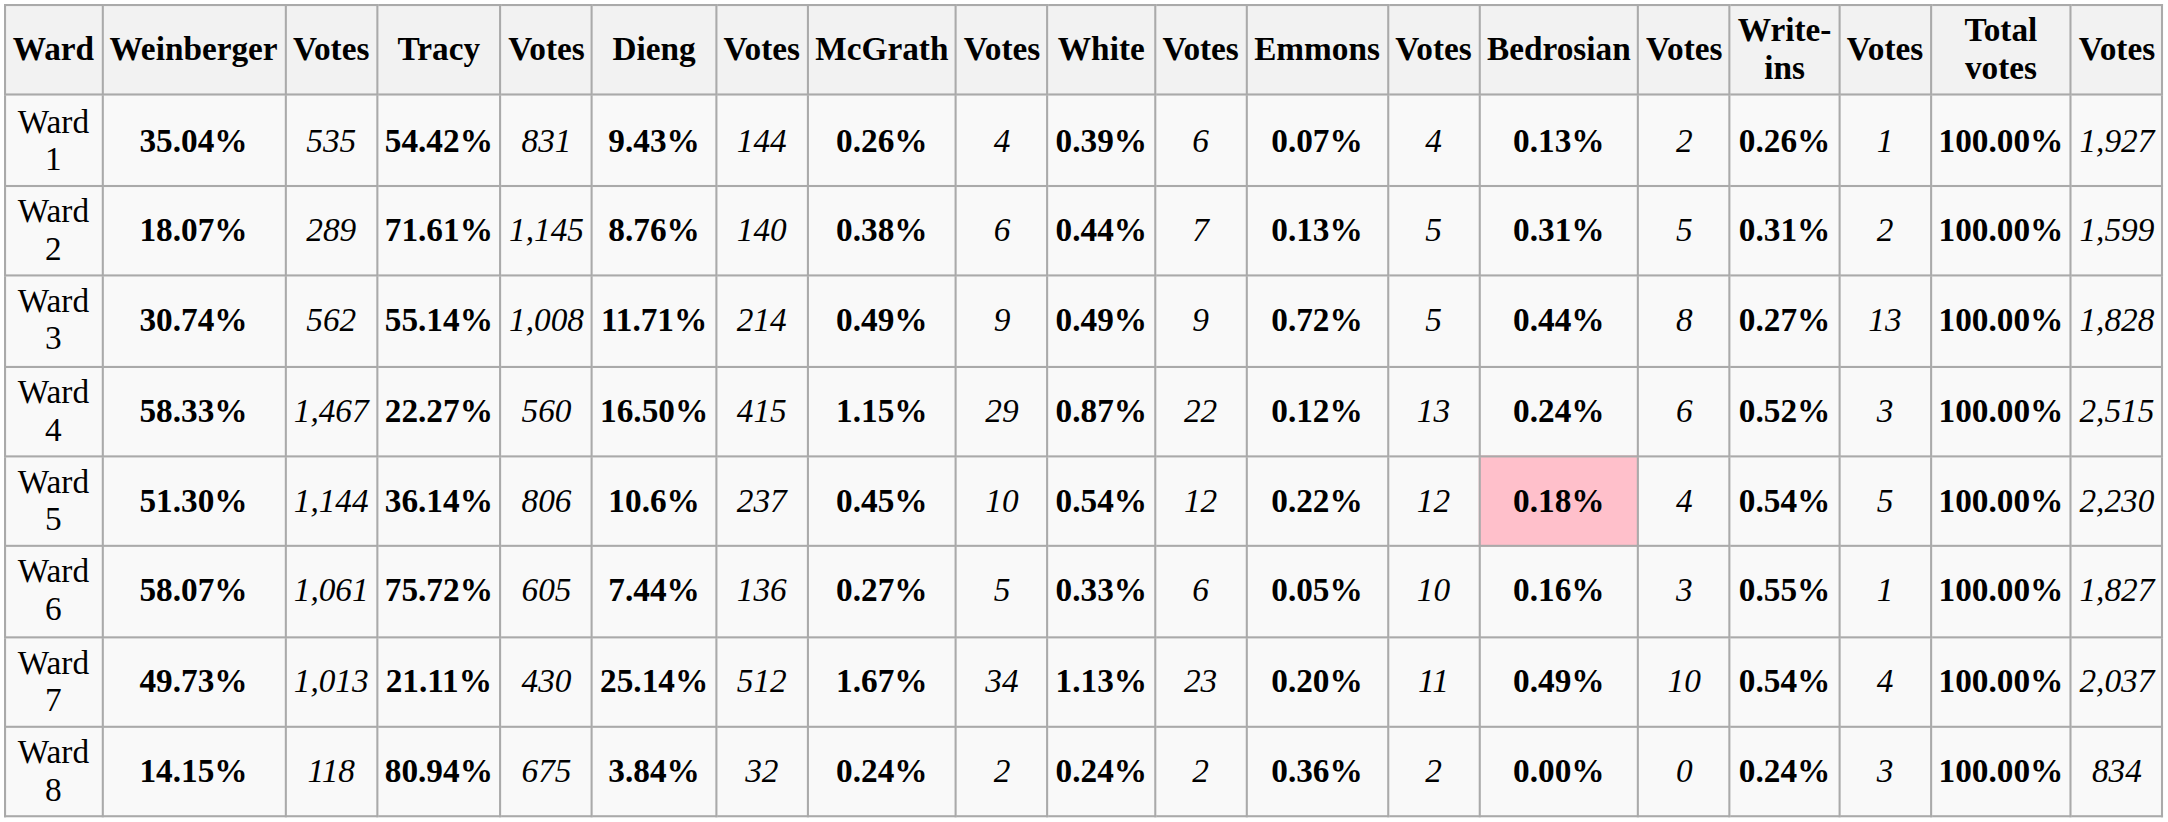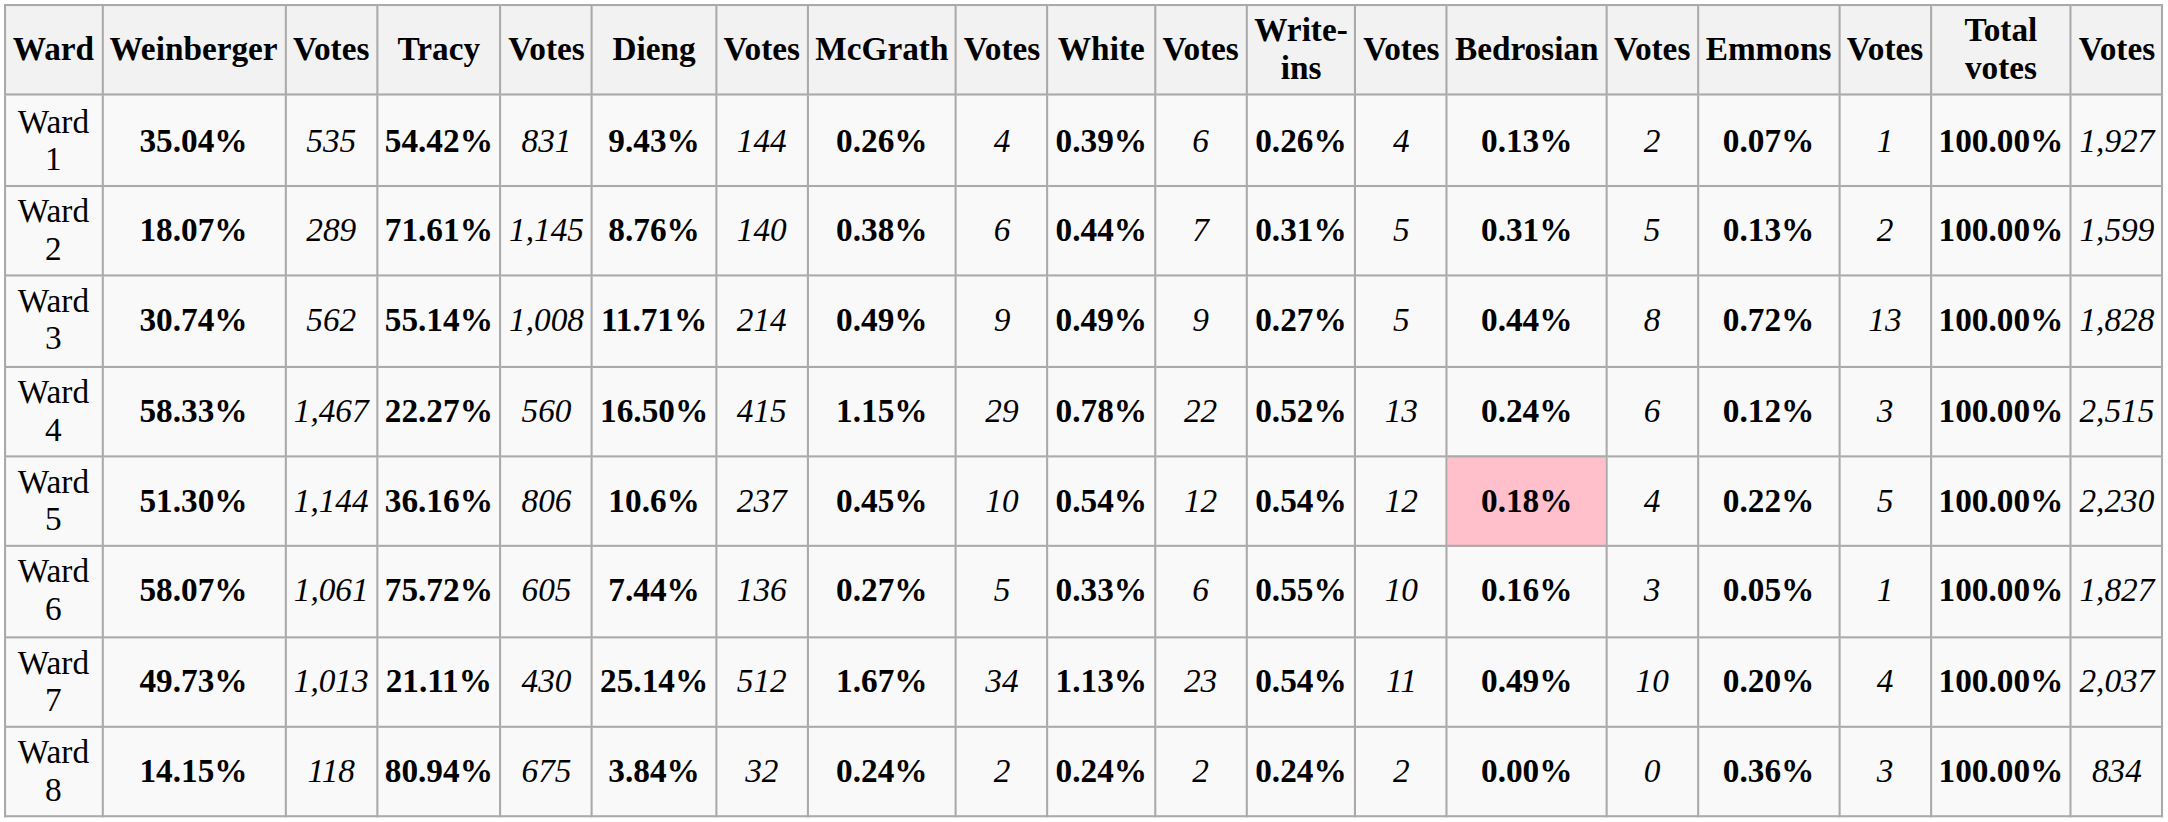columns swapped: (1785, 49) <-> (1317, 49)
(1101, 410) 0.87% -> (1101, 410) 0.78%
(439, 500) 36.14% -> (439, 500) 36.16%
